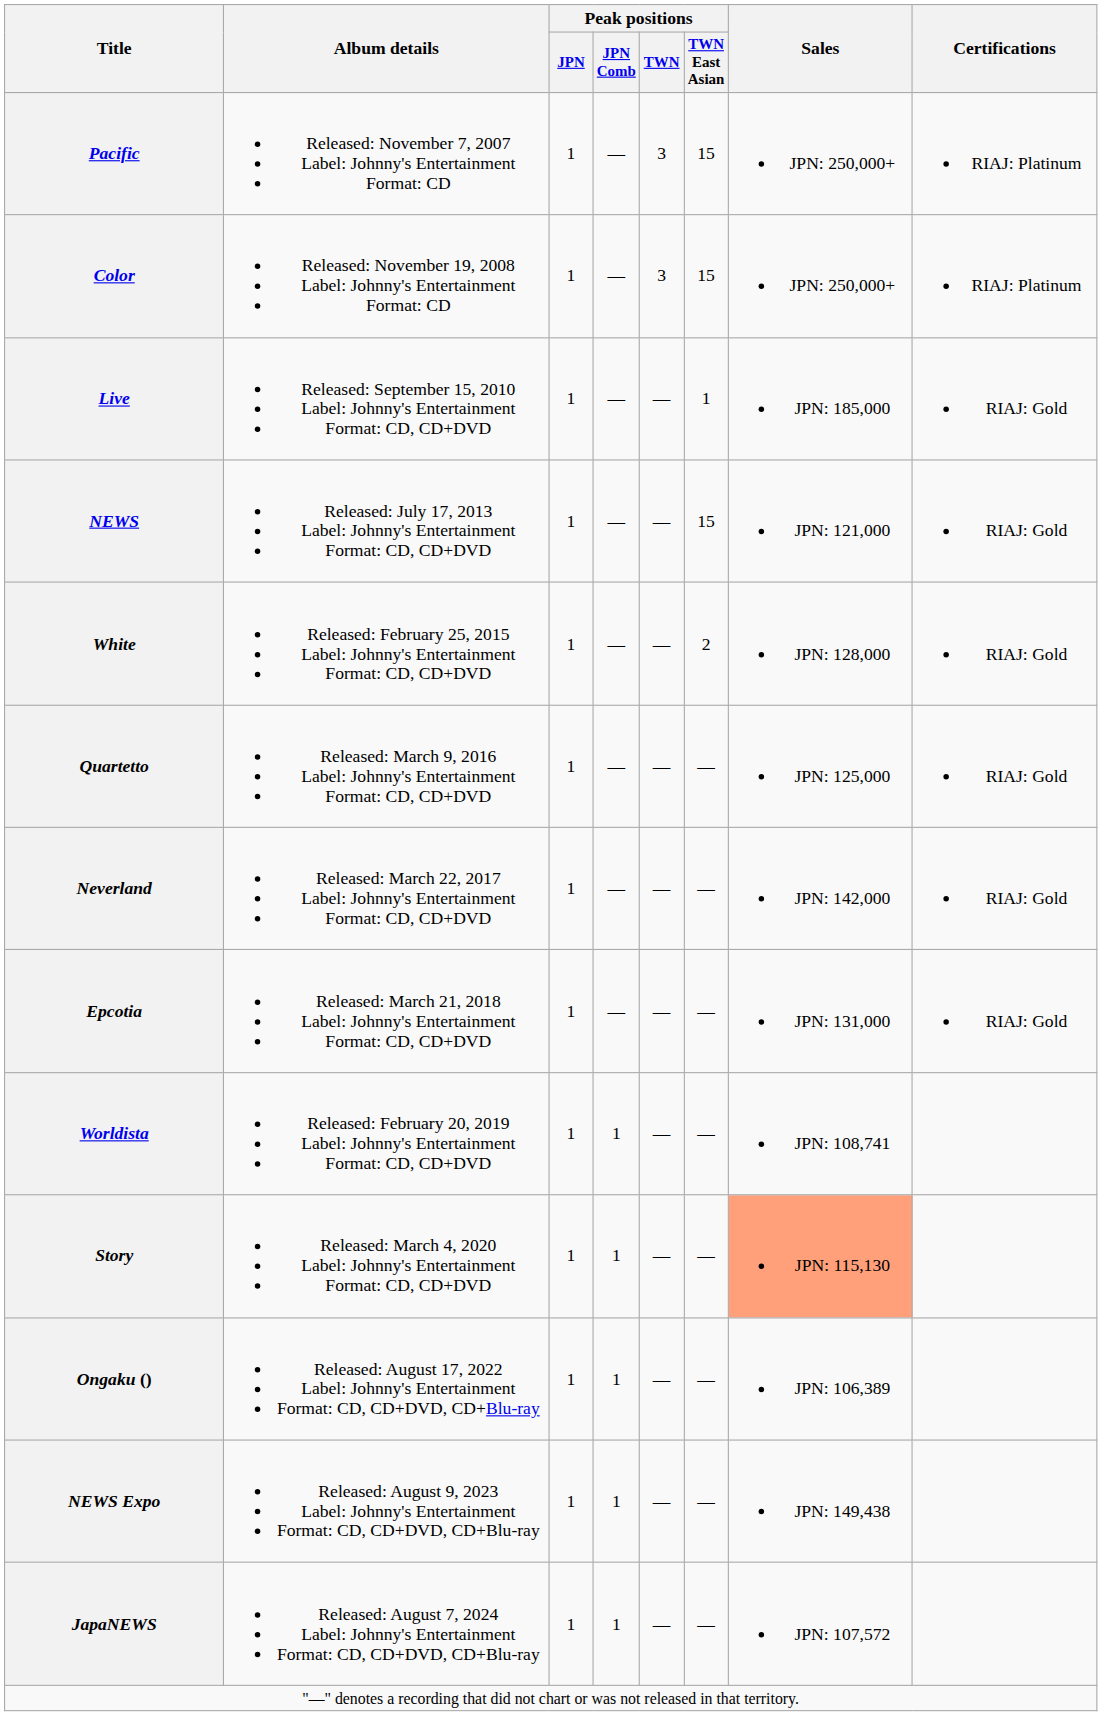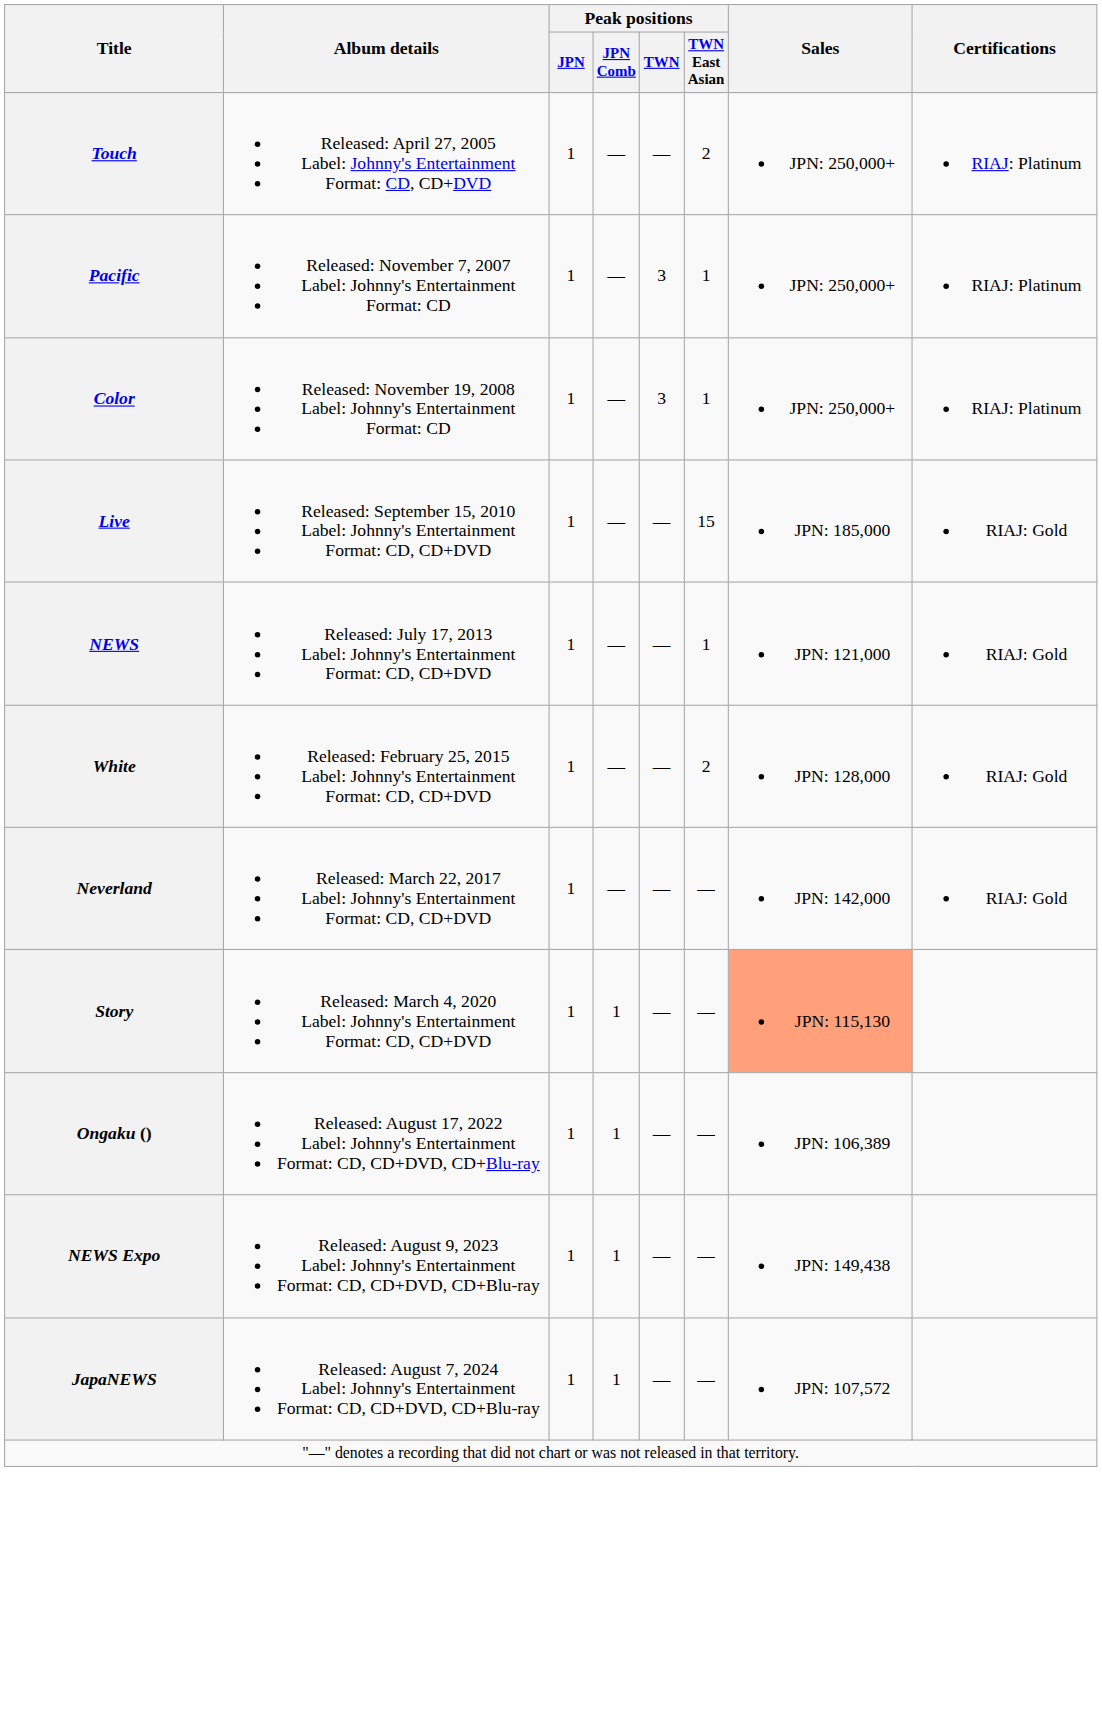+ row: (114, 153)
(706, 153) 15 -> (706, 276) 1
(706, 276) 15 -> (706, 398) 1
(706, 398) 1 -> (706, 521) 15
(706, 521) 15 -> (706, 643) 1
- row: (114, 766)
- row: (114, 1011)
- row: (114, 1133)
